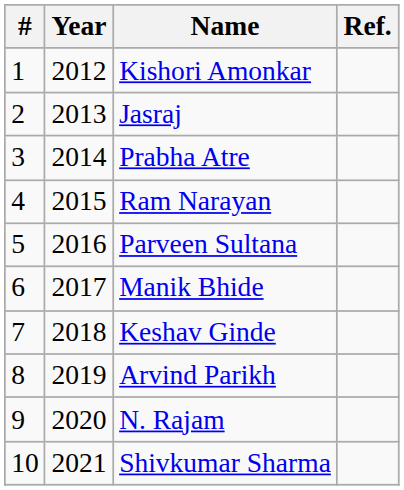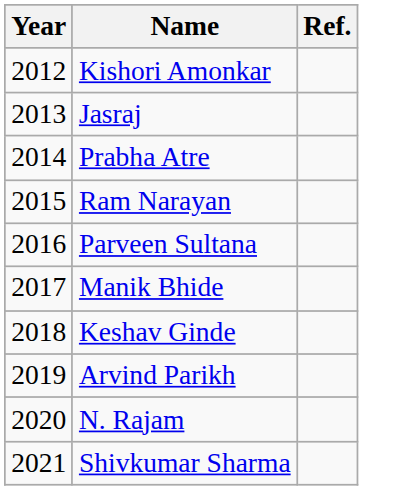- column: (25, 26)
